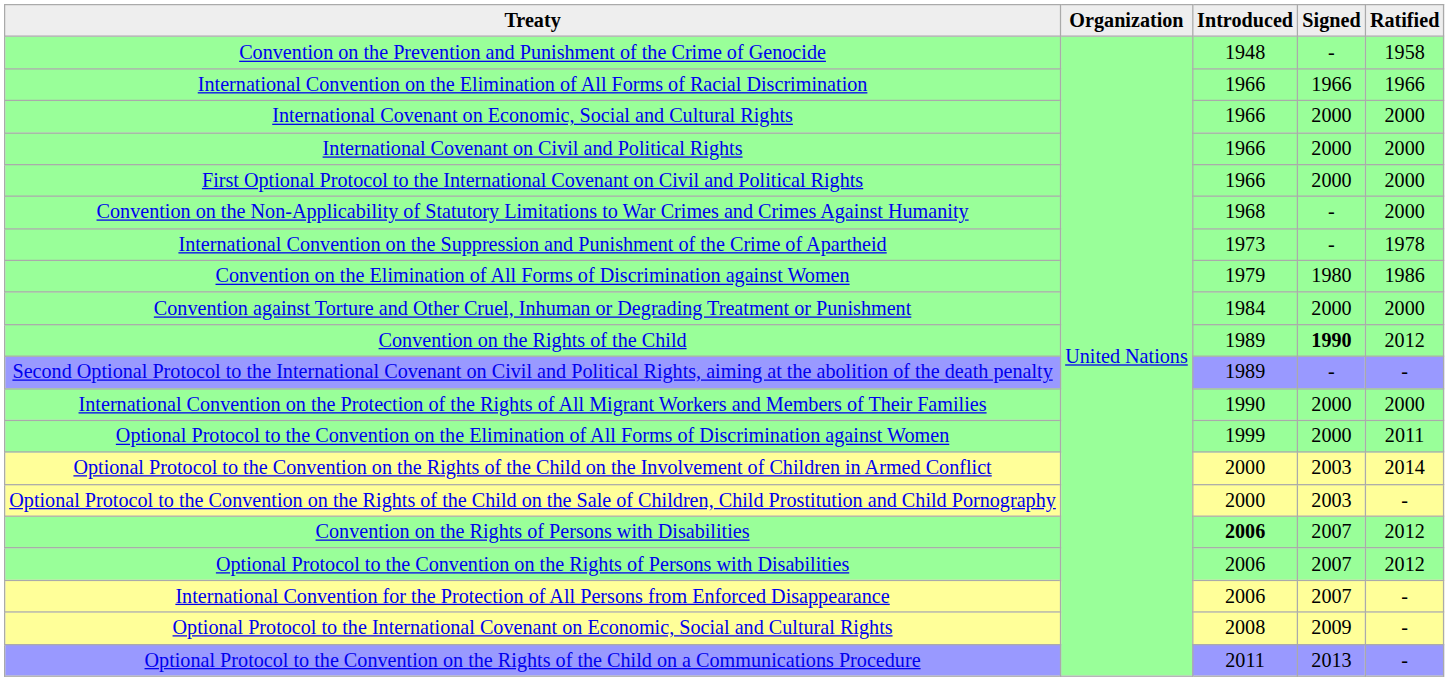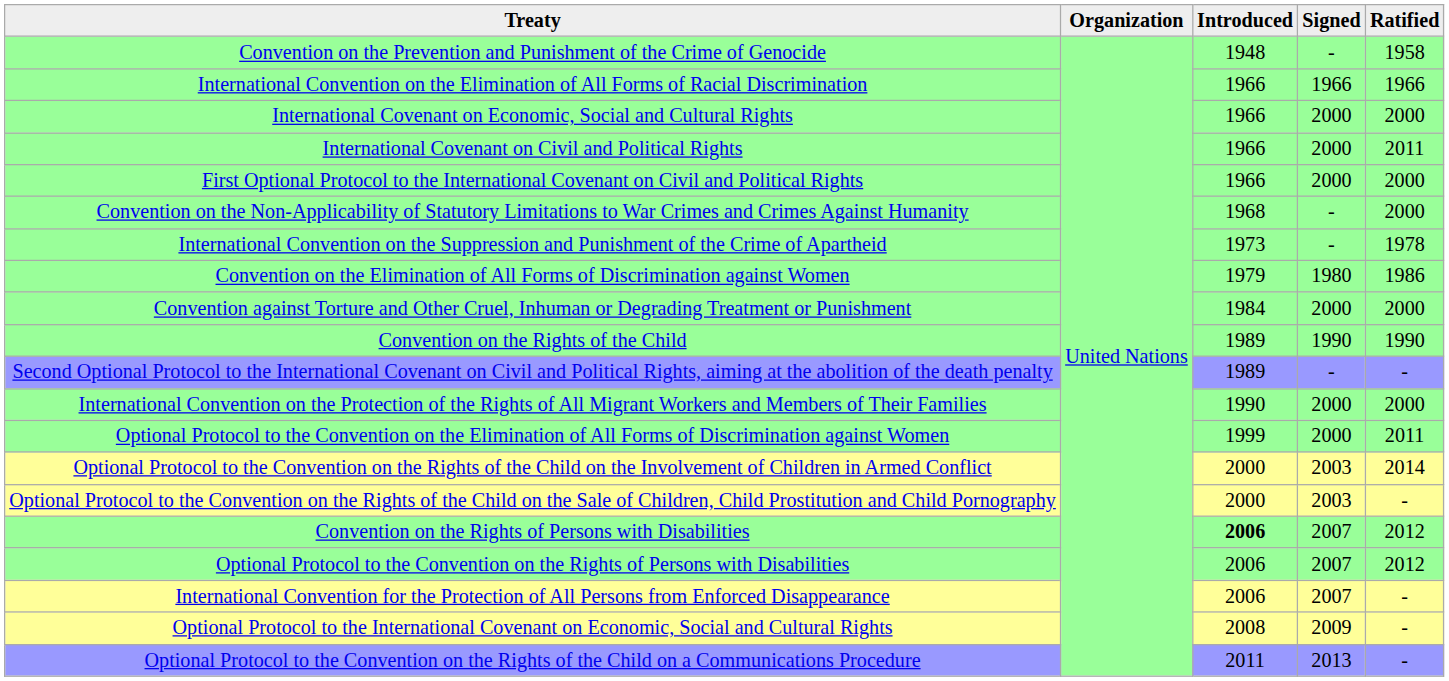(1405, 148) 2000 -> (1405, 148) 2011
(1331, 340) bold -> (1331, 340) normal
(1405, 340) 2012 -> (1405, 340) 1990
